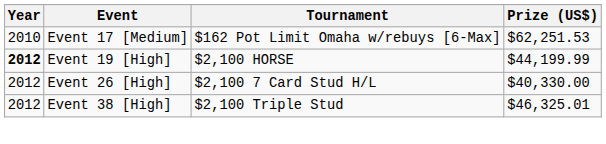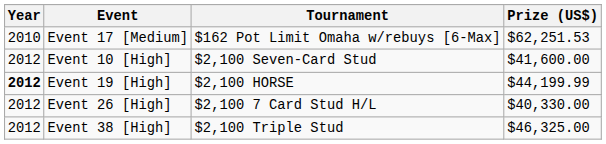+ row: (109, 61)
(548, 106) $46,325.01 -> (548, 128) $46,325.00
